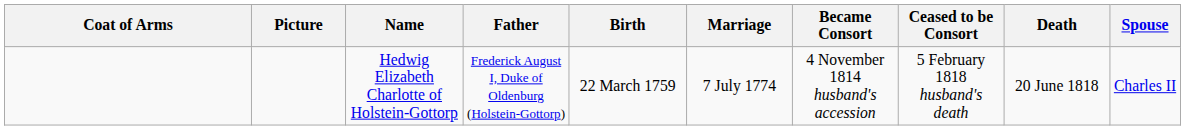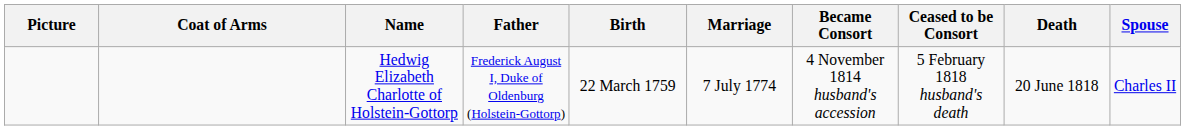columns swapped: (299, 25) <-> (128, 25)
